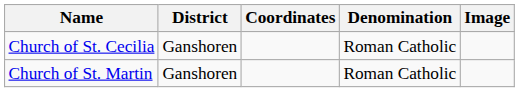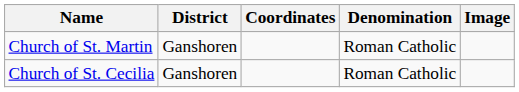rows swapped: (81, 45) <-> (81, 73)
